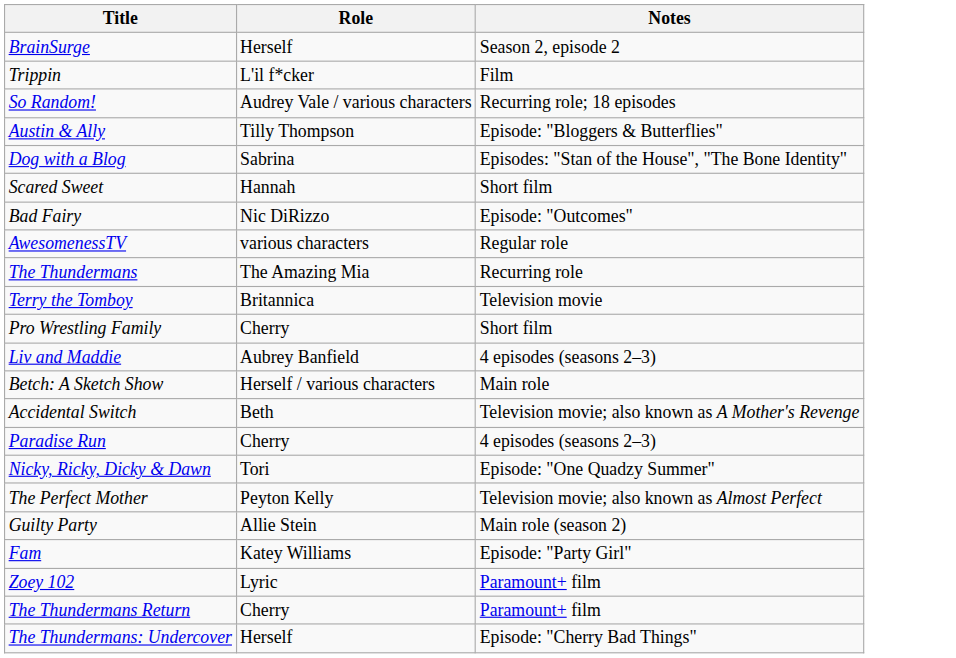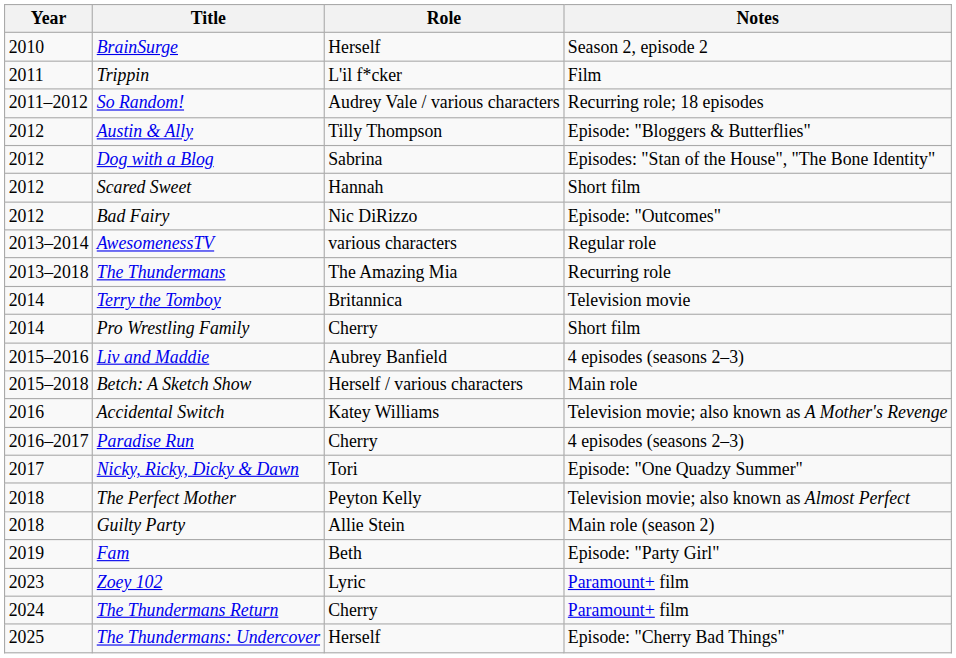+ column: (49, 18)
(257, 412) Beth -> (384, 412) Katey Williams
(296, 553) Katey Williams -> (345, 553) Beth
